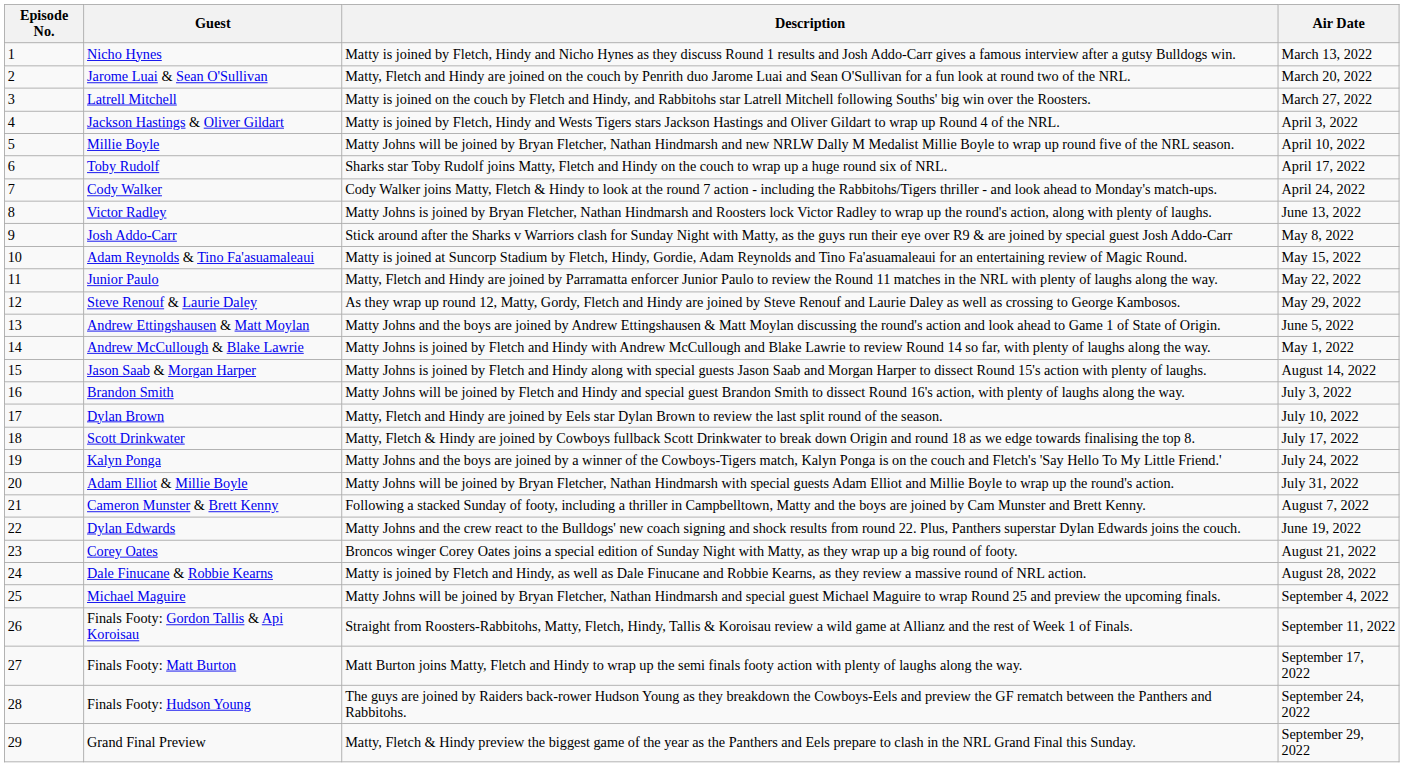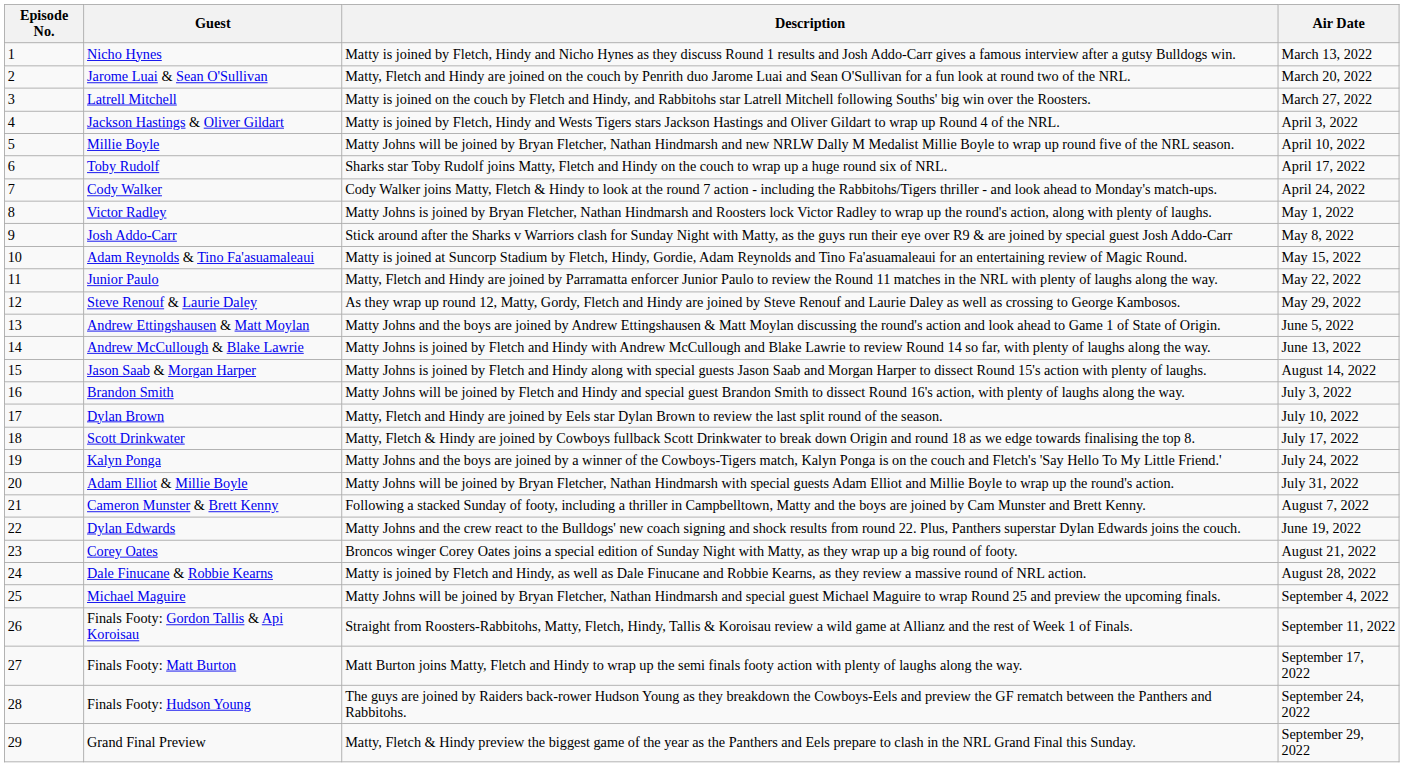(1321, 212) June 13, 2022 -> (1318, 212) May 1, 2022
(1318, 347) May 1, 2022 -> (1321, 347) June 13, 2022
